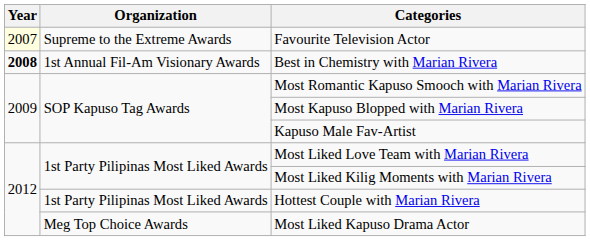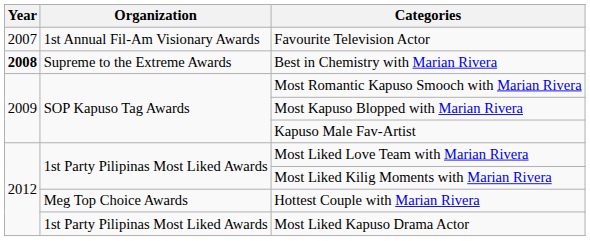(22, 39) lightyellow background -> (22, 39) no background
(138, 39) Supreme to the Extreme Awards -> (152, 39) 1st Annual Fil-Am Visionary Awards
(152, 62) 1st Annual Fil-Am Visionary Awards -> (138, 62) Supreme to the Extreme Awards
(156, 200) 1st Party Pilipinas Most Liked Awards -> (116, 200) Meg Top Choice Awards
(116, 223) Meg Top Choice Awards -> (156, 223) 1st Party Pilipinas Most Liked Awards
